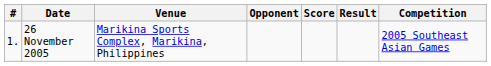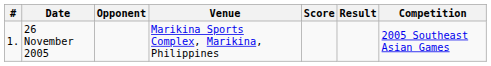columns swapped: (171, 13) <-> (274, 13)
